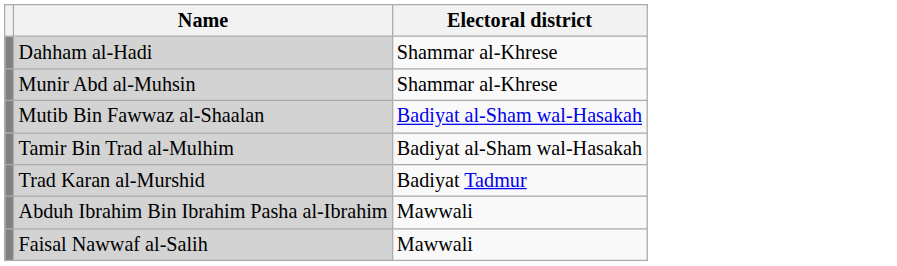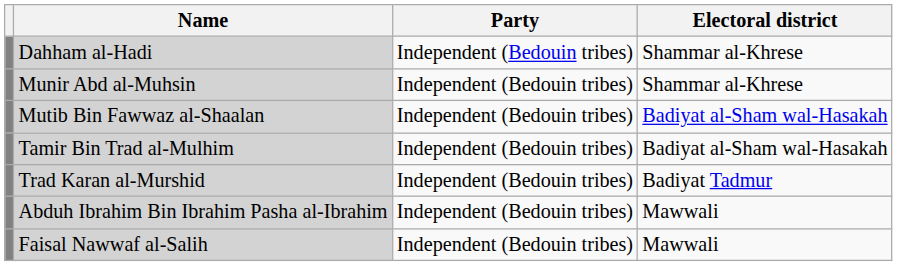+ column: (515, 20)
